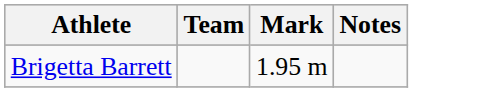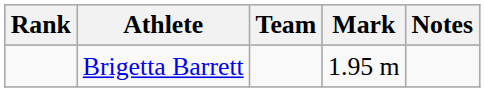+ column: (41, 24)
